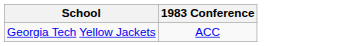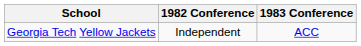+ column: (208, 13)
